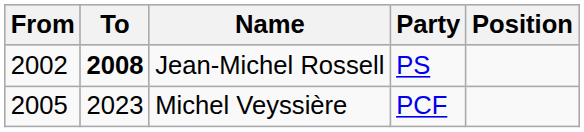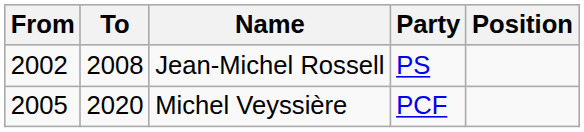(115, 65) bold -> (115, 65) normal
(115, 106) 2023 -> (115, 106) 2020
